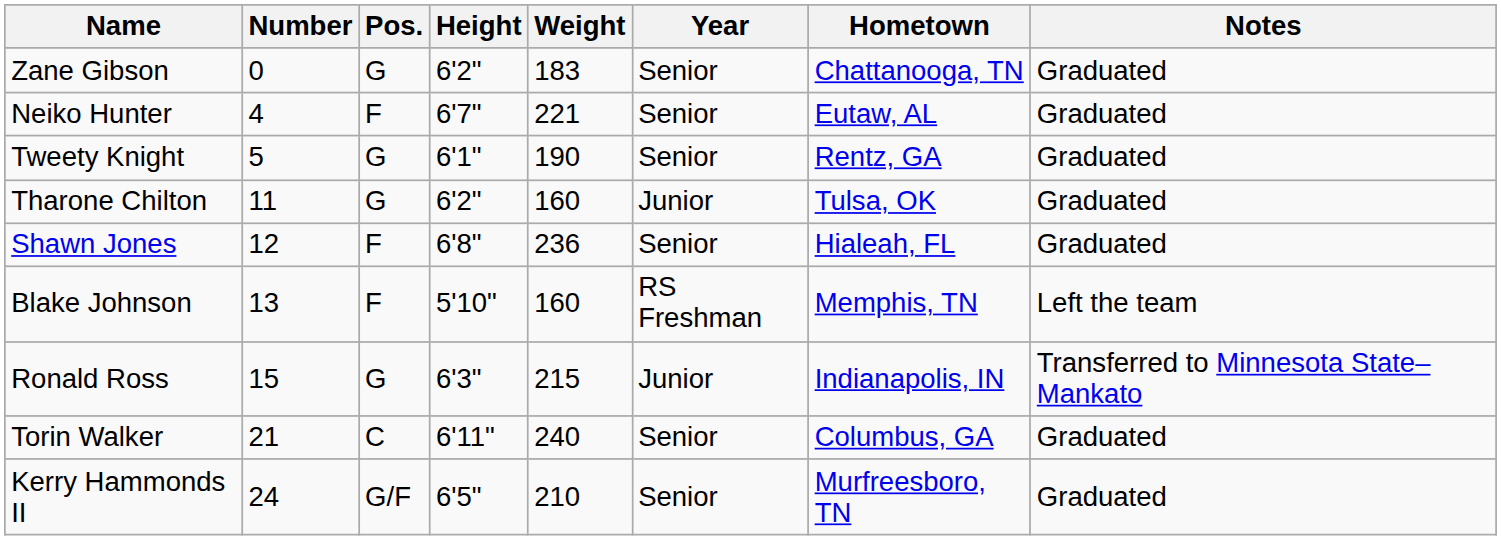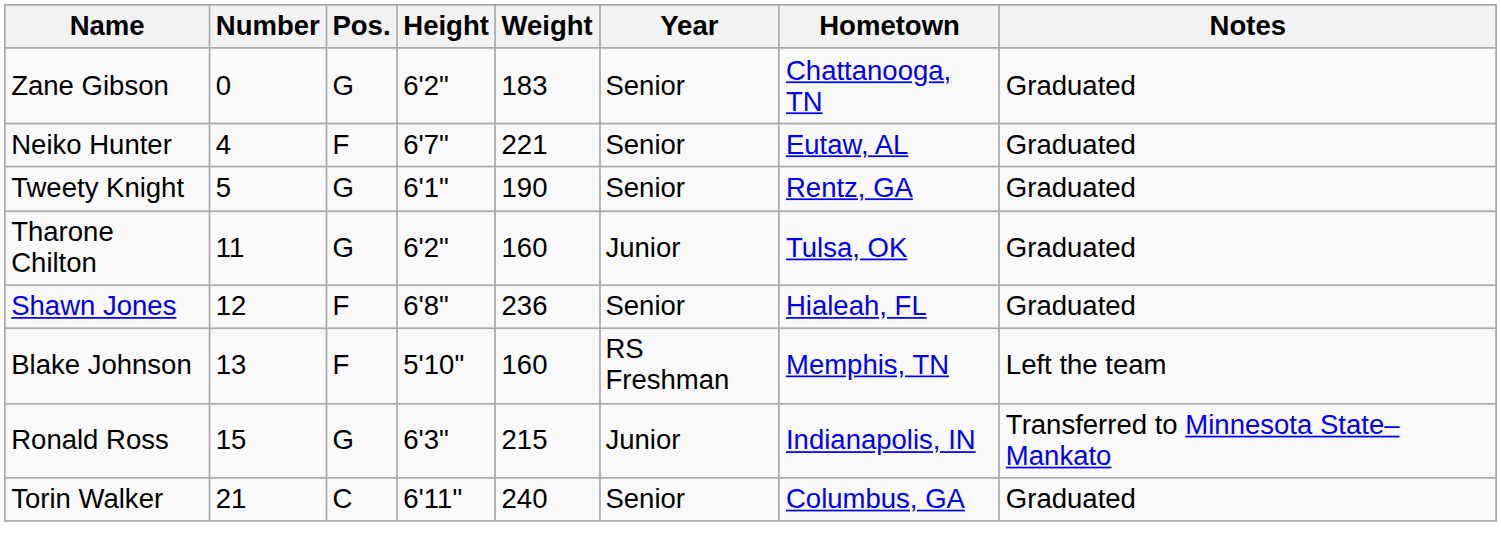- row: (118, 496)
